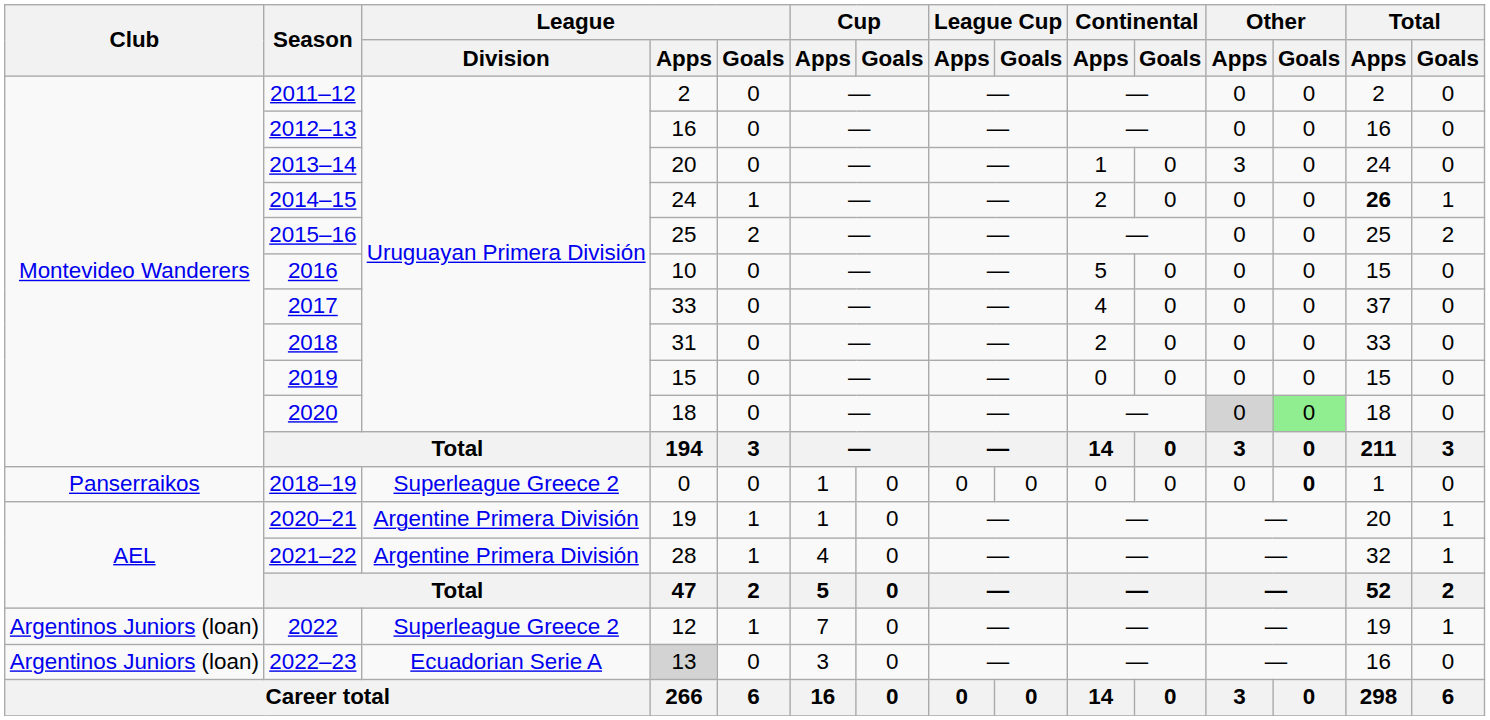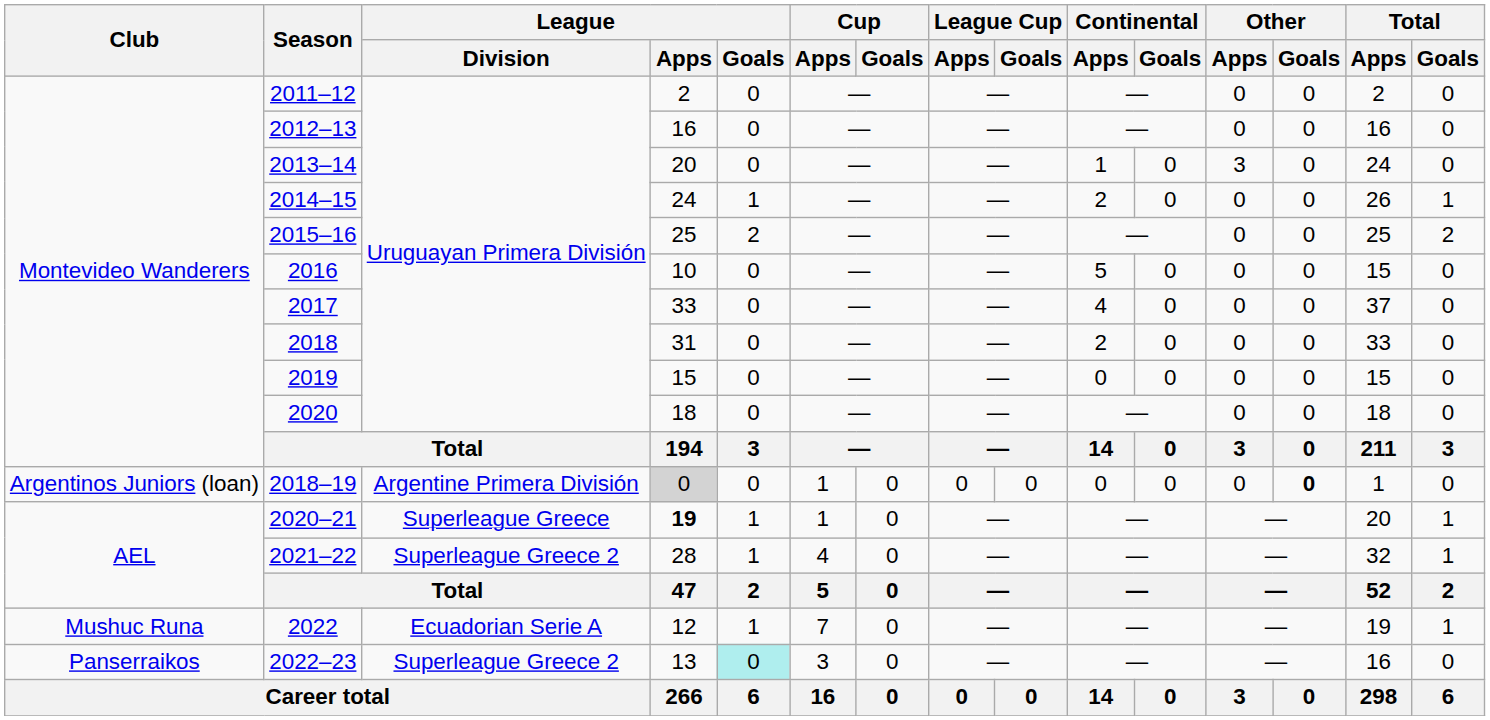(1378, 199) bold -> (1378, 199) normal
(1240, 413) lightgrey background -> (1240, 413) no background
(1309, 413) lightgreen background -> (1309, 413) no background
(134, 484) Panserraikos -> (134, 484) Argentinos Juniors (loan)
(506, 484) Superleague Greece 2 -> (506, 484) Argentine Primera División
(684, 484) no background -> (684, 484) lightgrey background
(506, 519) Argentine Primera División -> (506, 519) Superleague Greece
(684, 519) normal -> (684, 519) bold
(506, 555) Argentine Primera División -> (506, 555) Superleague Greece 2
(134, 626) Argentinos Juniors (loan) -> (134, 626) Mushuc Runa
(506, 626) Superleague Greece 2 -> (506, 626) Ecuadorian Serie A
(134, 661) Argentinos Juniors (loan) -> (134, 661) Panserraikos
(506, 661) Ecuadorian Serie A -> (506, 661) Superleague Greece 2
(684, 661) lightgrey background -> (684, 661) no background
(753, 661) no background -> (753, 661) paleturquoise background
